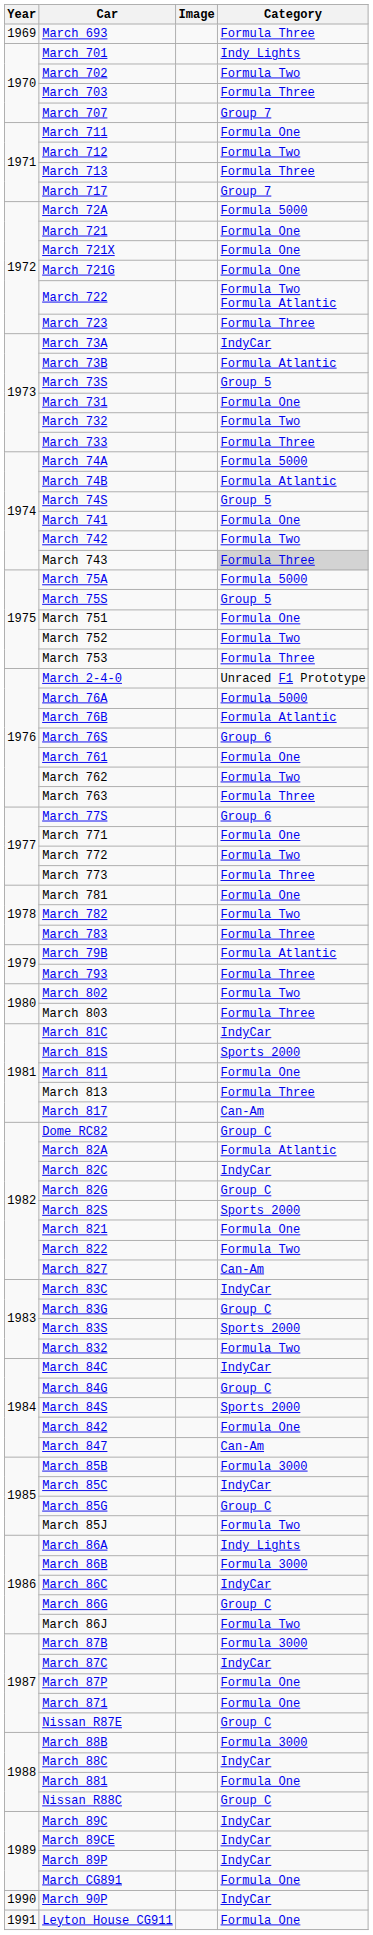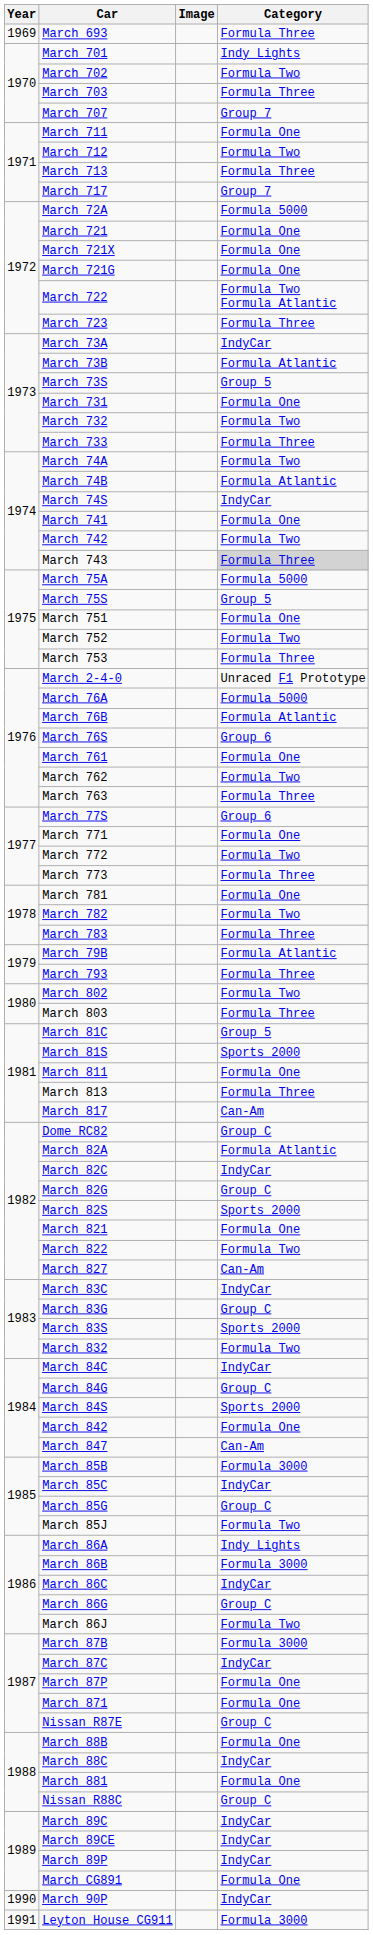(264, 462) Formula 5000 -> (260, 462) Formula Two
(246, 501) Group 5 -> (246, 501) IndyCar
(246, 1033) IndyCar -> (246, 1033) Group 5
(264, 1743) Formula 3000 -> (260, 1743) Formula One
(260, 1920) Formula One -> (264, 1920) Formula 3000
